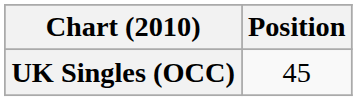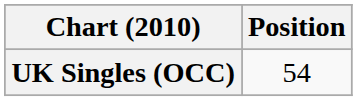(297, 71) 45 -> (297, 71) 54
